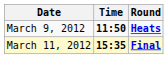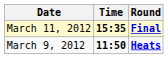rows swapped: (46, 29) <-> (49, 45)
